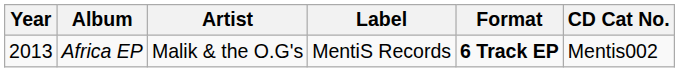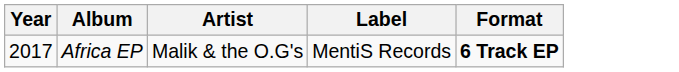- column: (619, 19)
(31, 50) 2013 -> (31, 50) 2017
